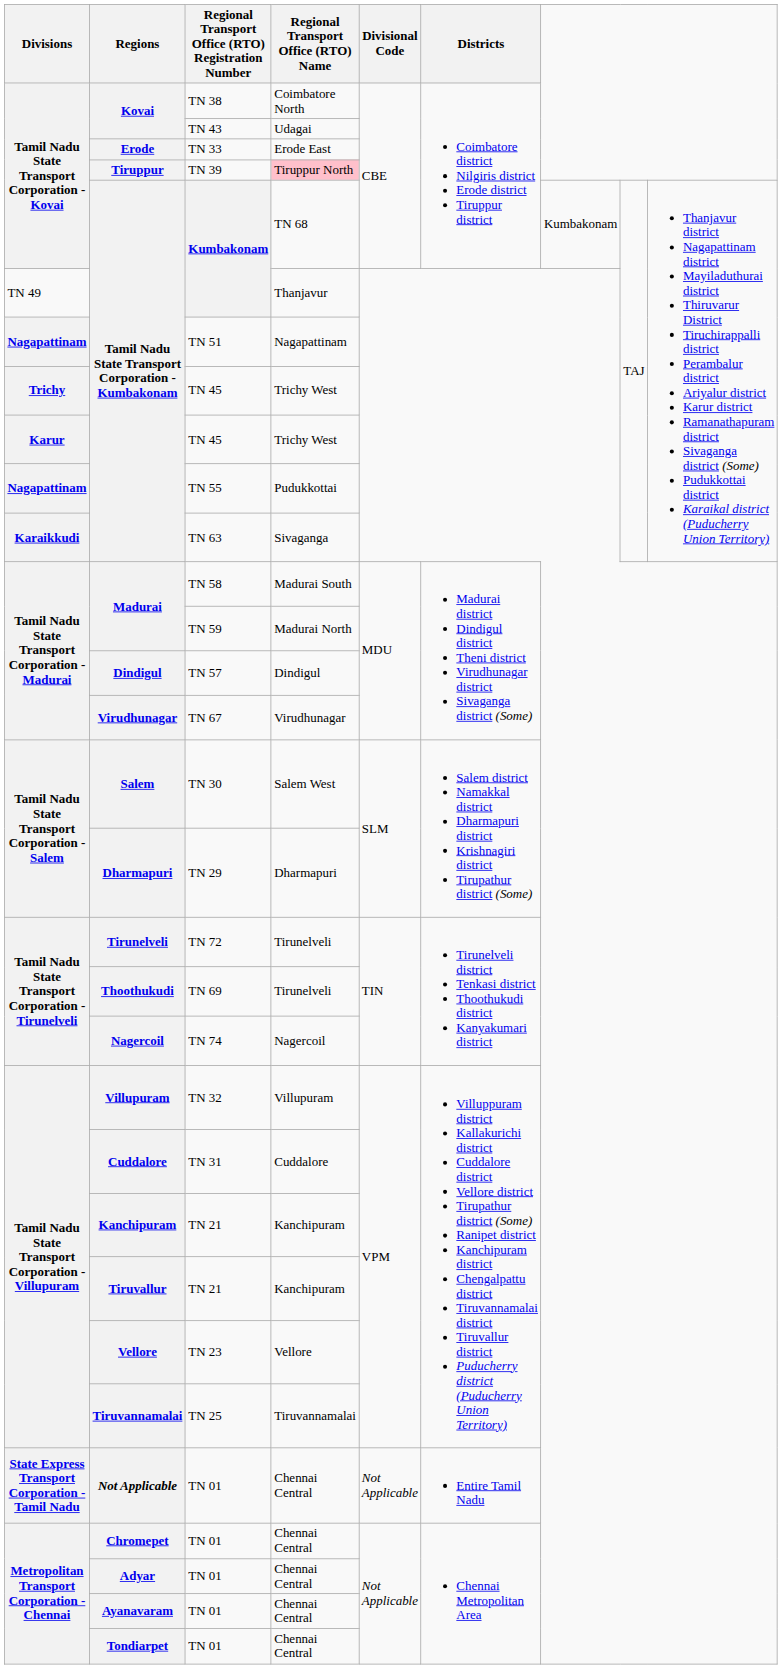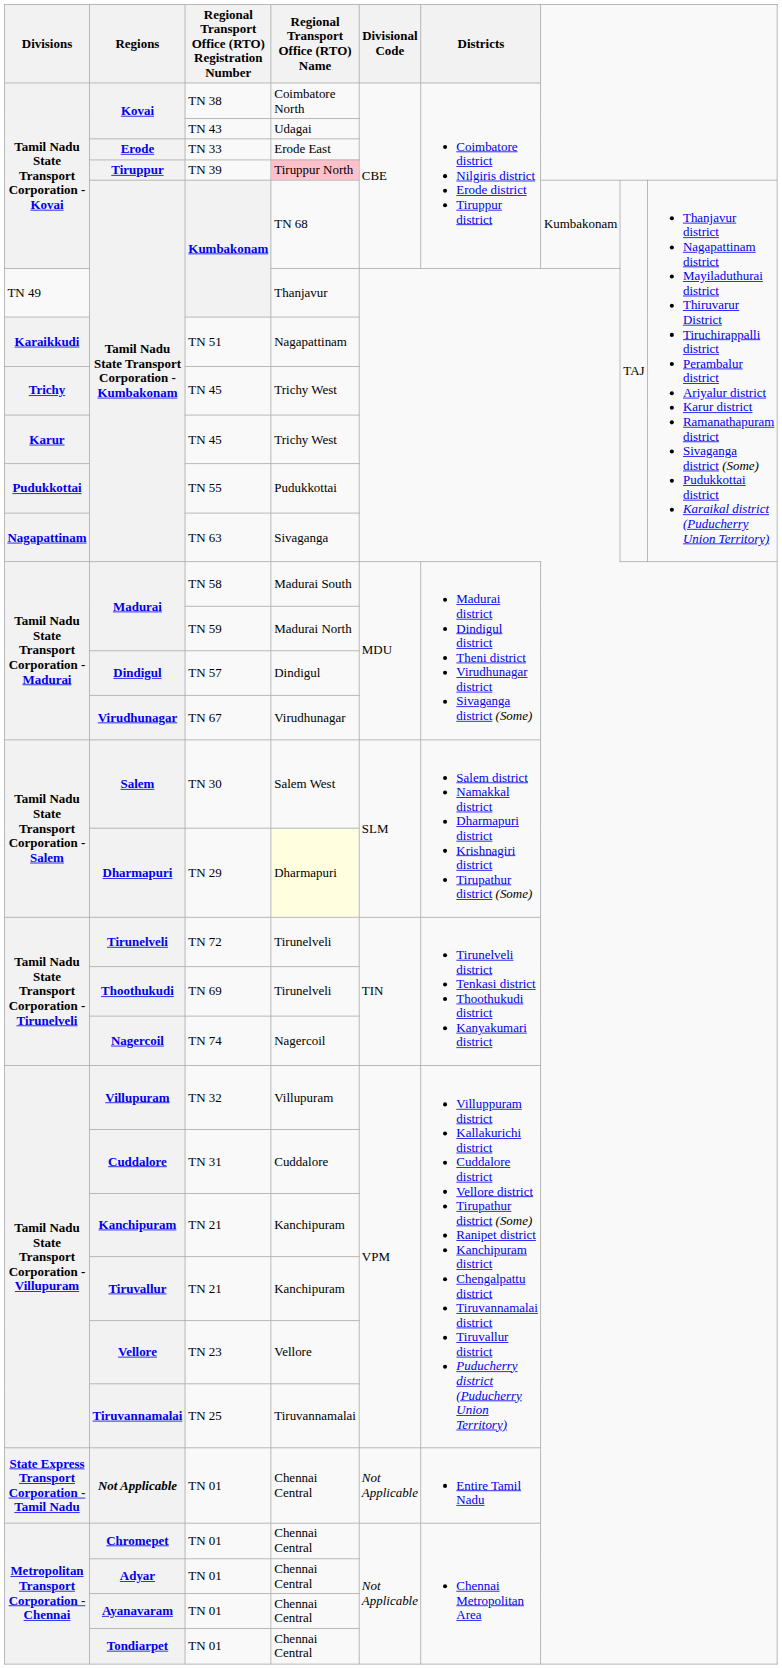(47, 341) Nagapattinam -> (47, 341) Karaikkudi
(47, 488) Nagapattinam -> (47, 488) Pudukkottai
(47, 537) Karaikkudi -> (47, 537) Nagapattinam
(306, 872) no background -> (306, 872) lightyellow background
